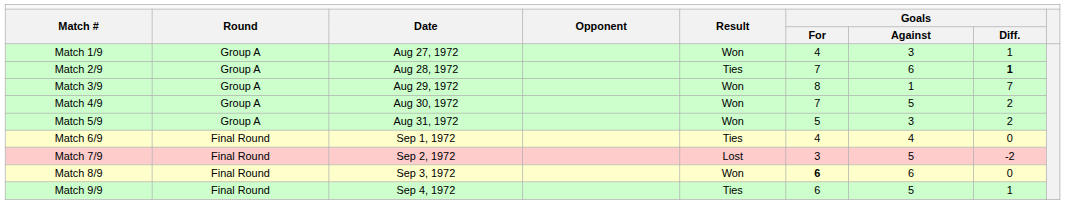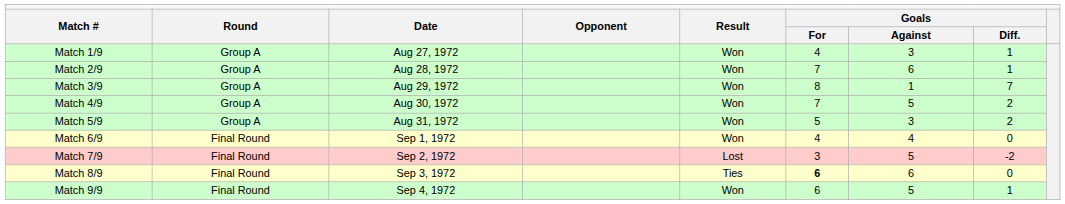(733, 69) Ties -> (733, 69) Won
(1010, 69) bold -> (1010, 69) normal
(733, 138) Ties -> (733, 138) Won
(733, 173) Won -> (733, 173) Ties
(733, 190) Ties -> (733, 190) Won
